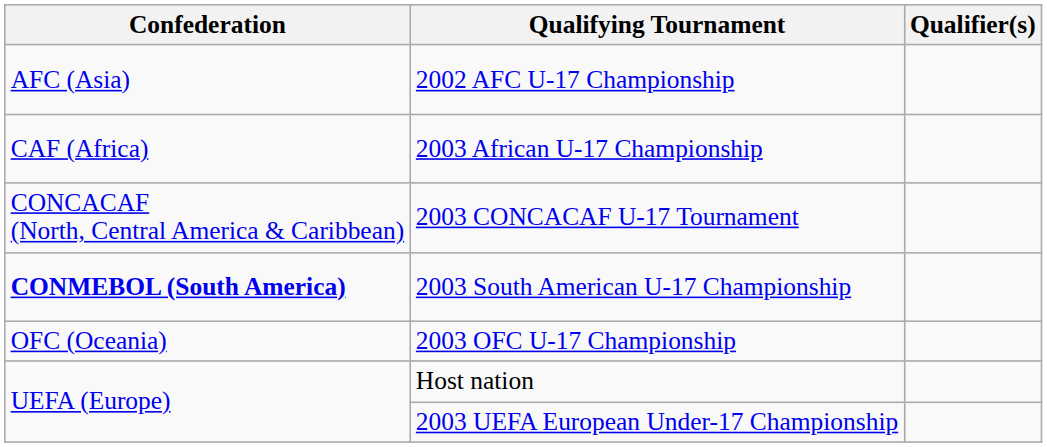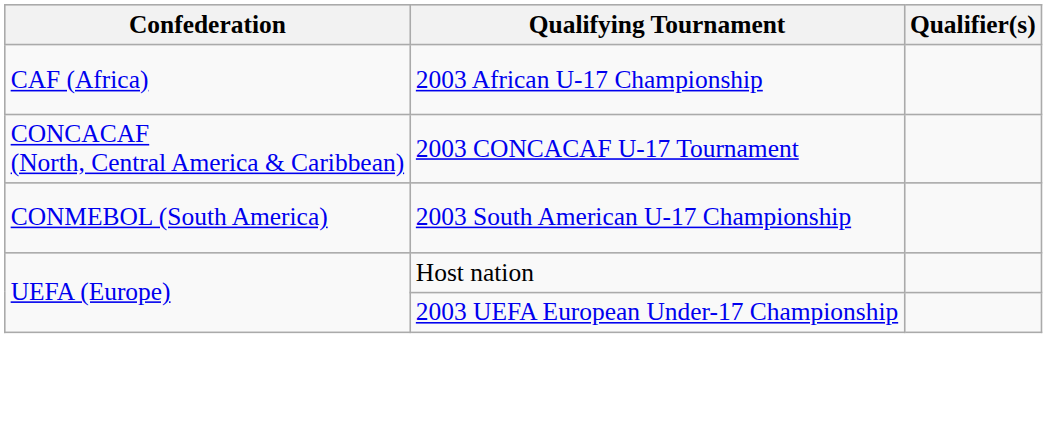- row: (575, 79)
(178, 286) bold -> (169, 217) normal
- row: (576, 340)
